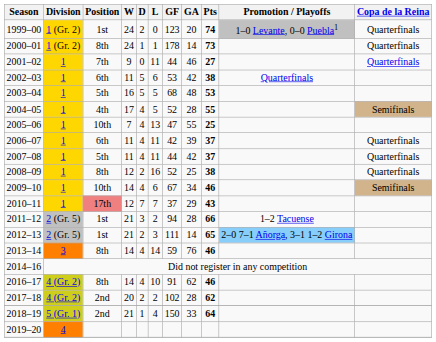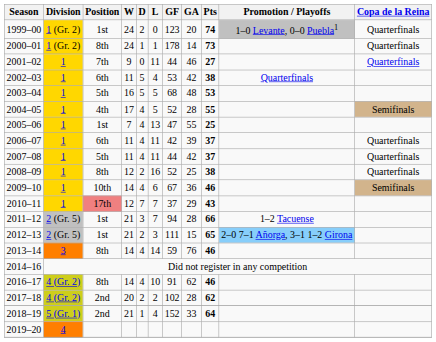(155, 77) 6 -> (155, 77) 4
(102, 125) 10th -> (102, 125) 1st
(192, 188) 34 -> (192, 188) 36
(155, 219) 2 -> (155, 219) 7
(192, 235) 14 -> (192, 235) 15
(172, 313) 150 -> (172, 313) 152
